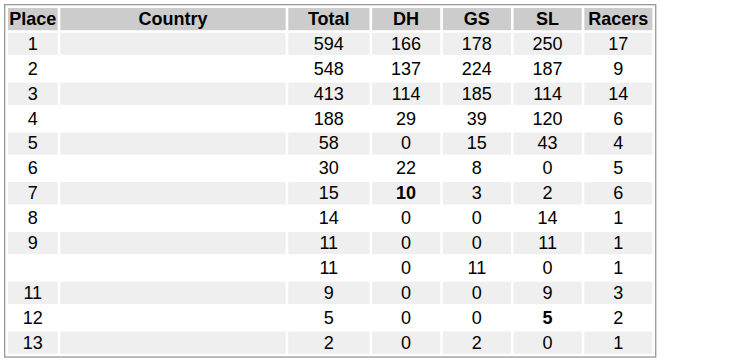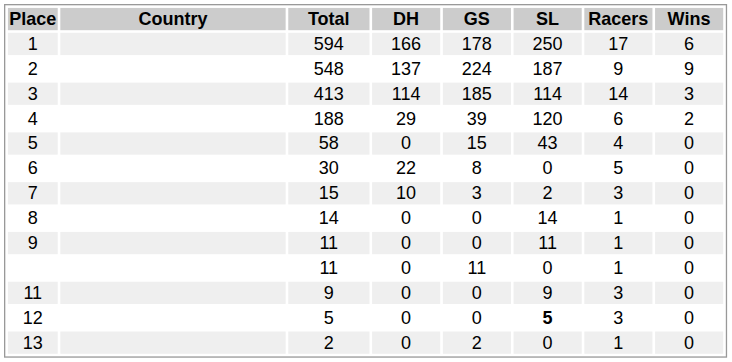+ column: (689, 19)
(406, 193) bold -> (406, 193) normal
(618, 193) 6 -> (618, 193) 3
(618, 318) 2 -> (618, 318) 3
